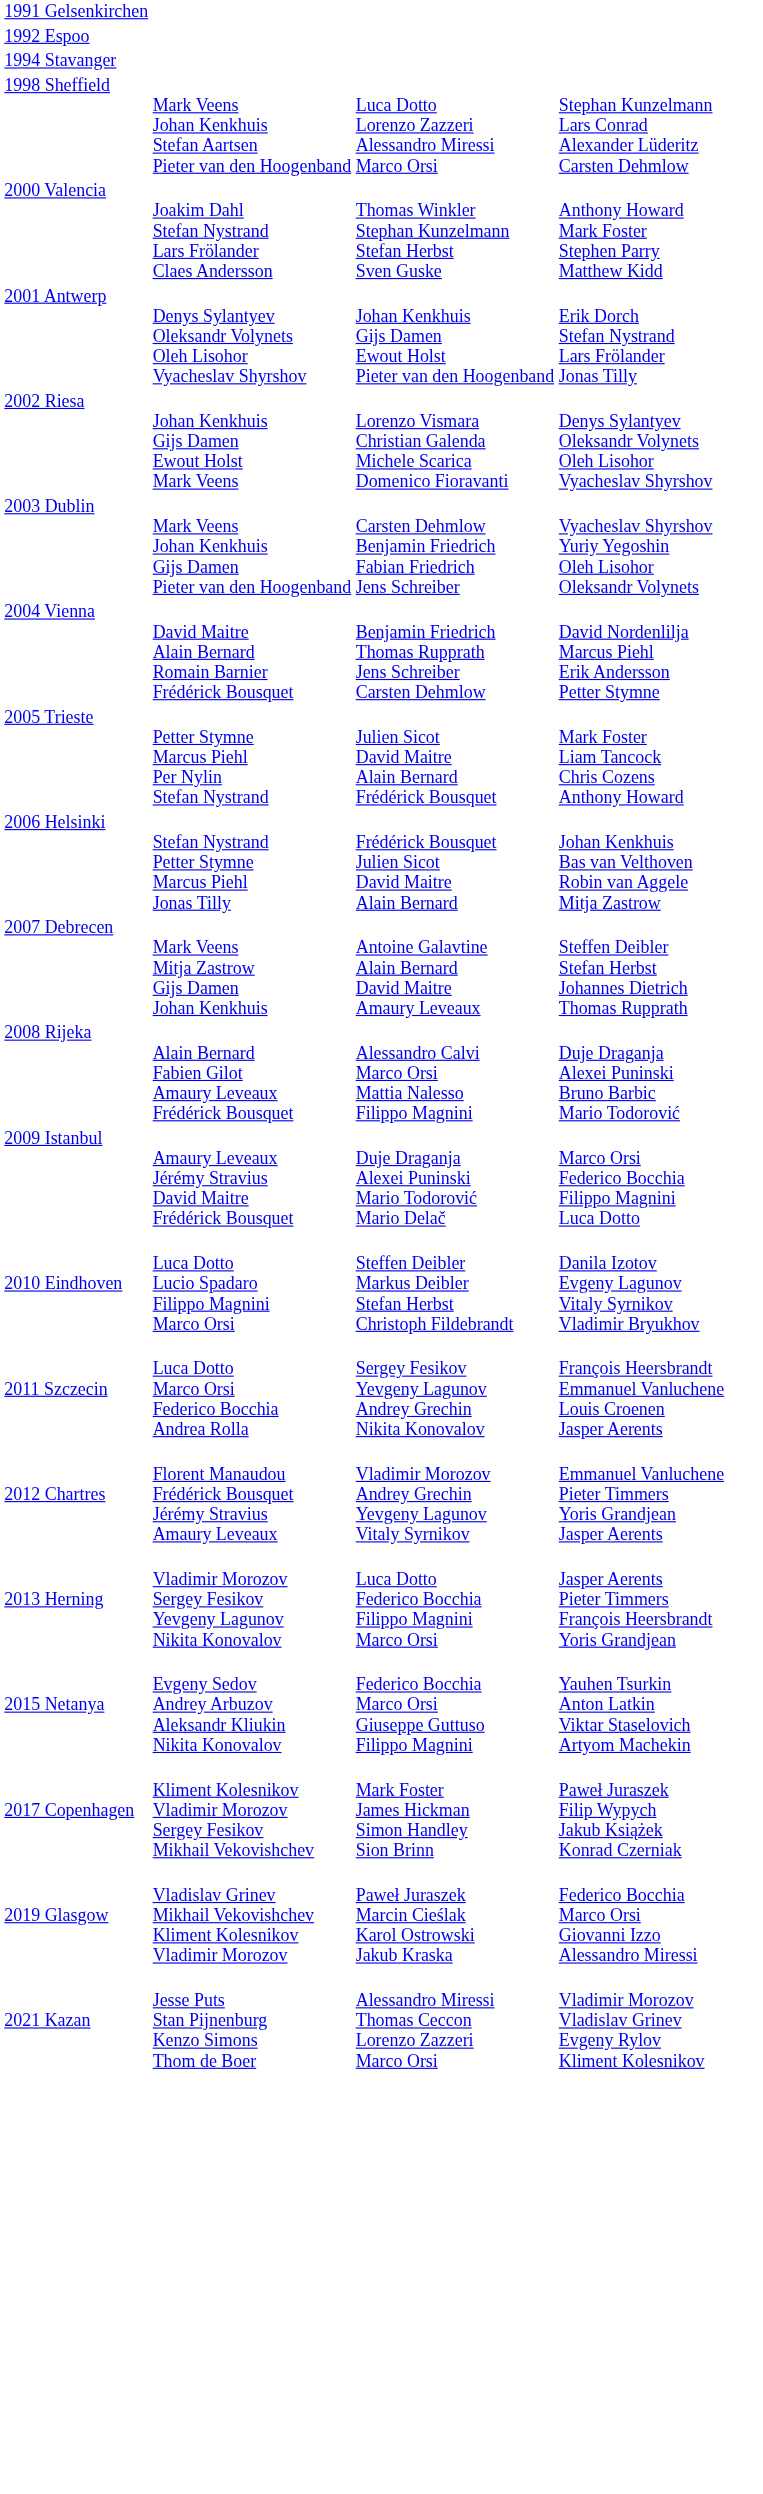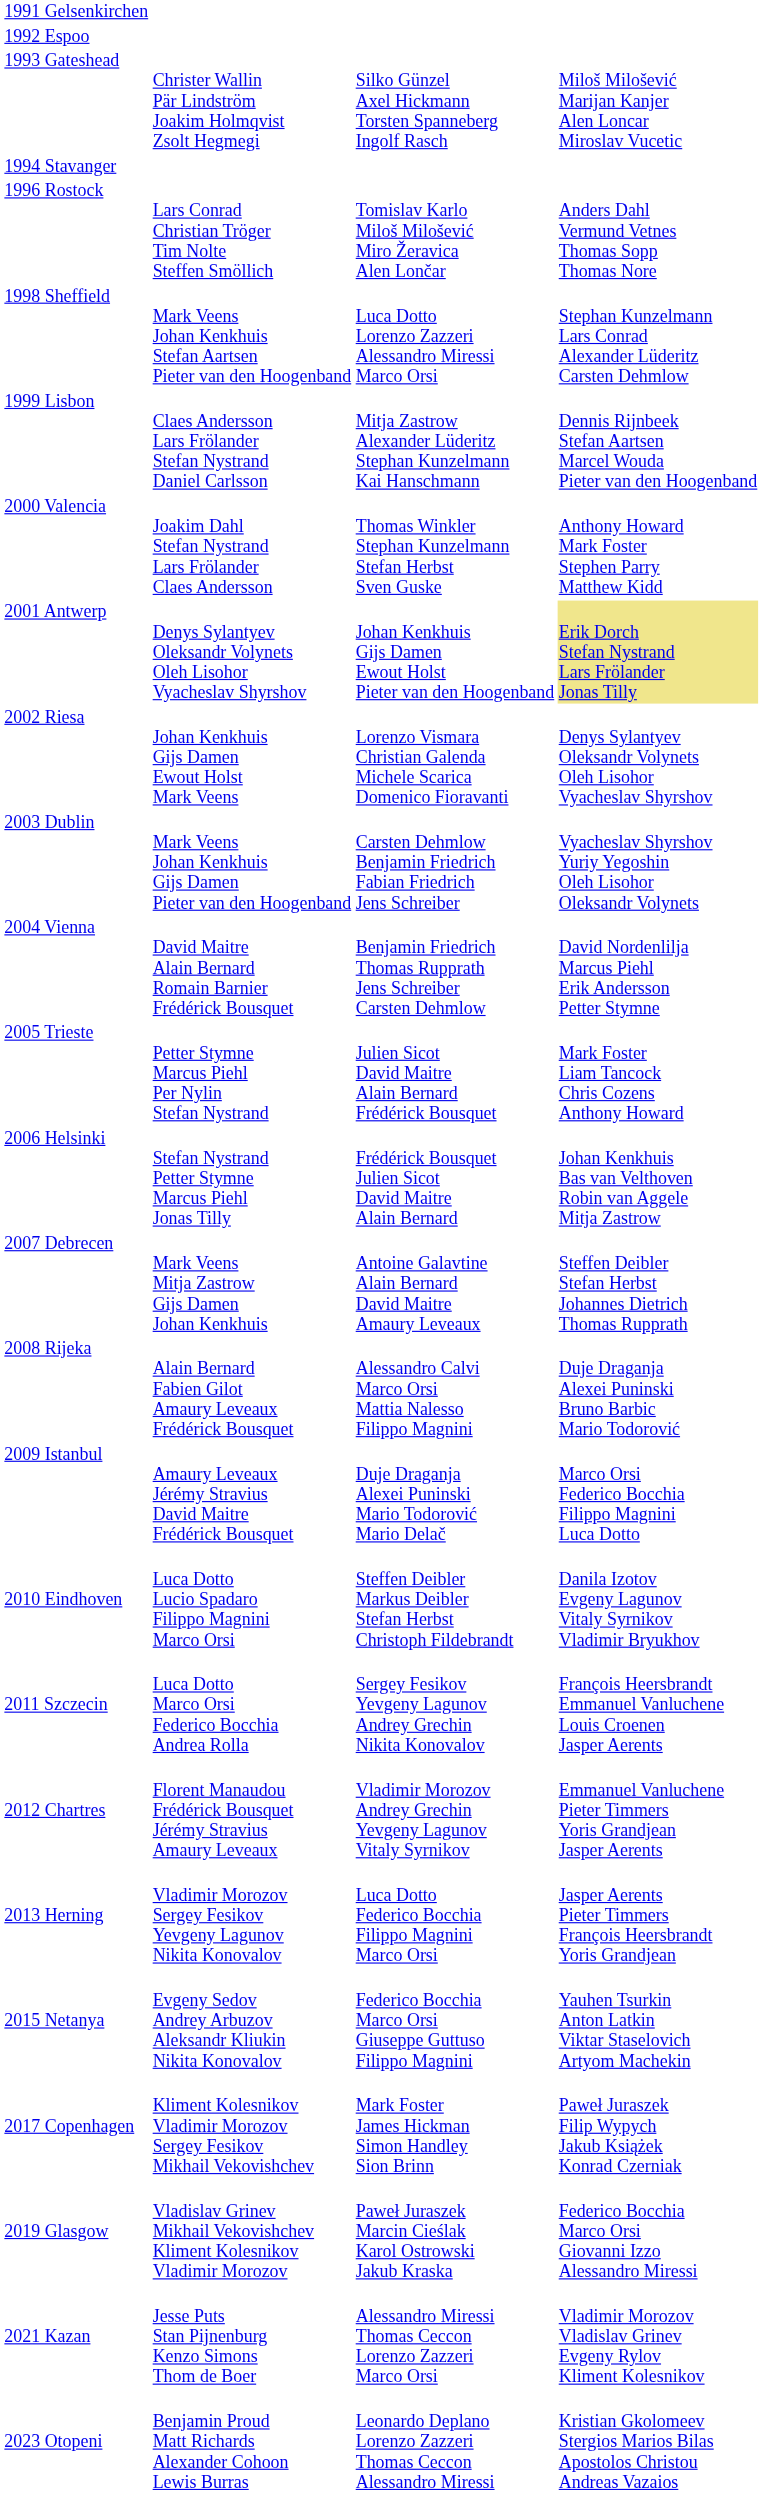+ row: (62, 60)
+ row: (54, 190)
+ row: (49, 401)
(617, 346) no background -> (617, 662) khaki background
+ row: (53, 2441)
